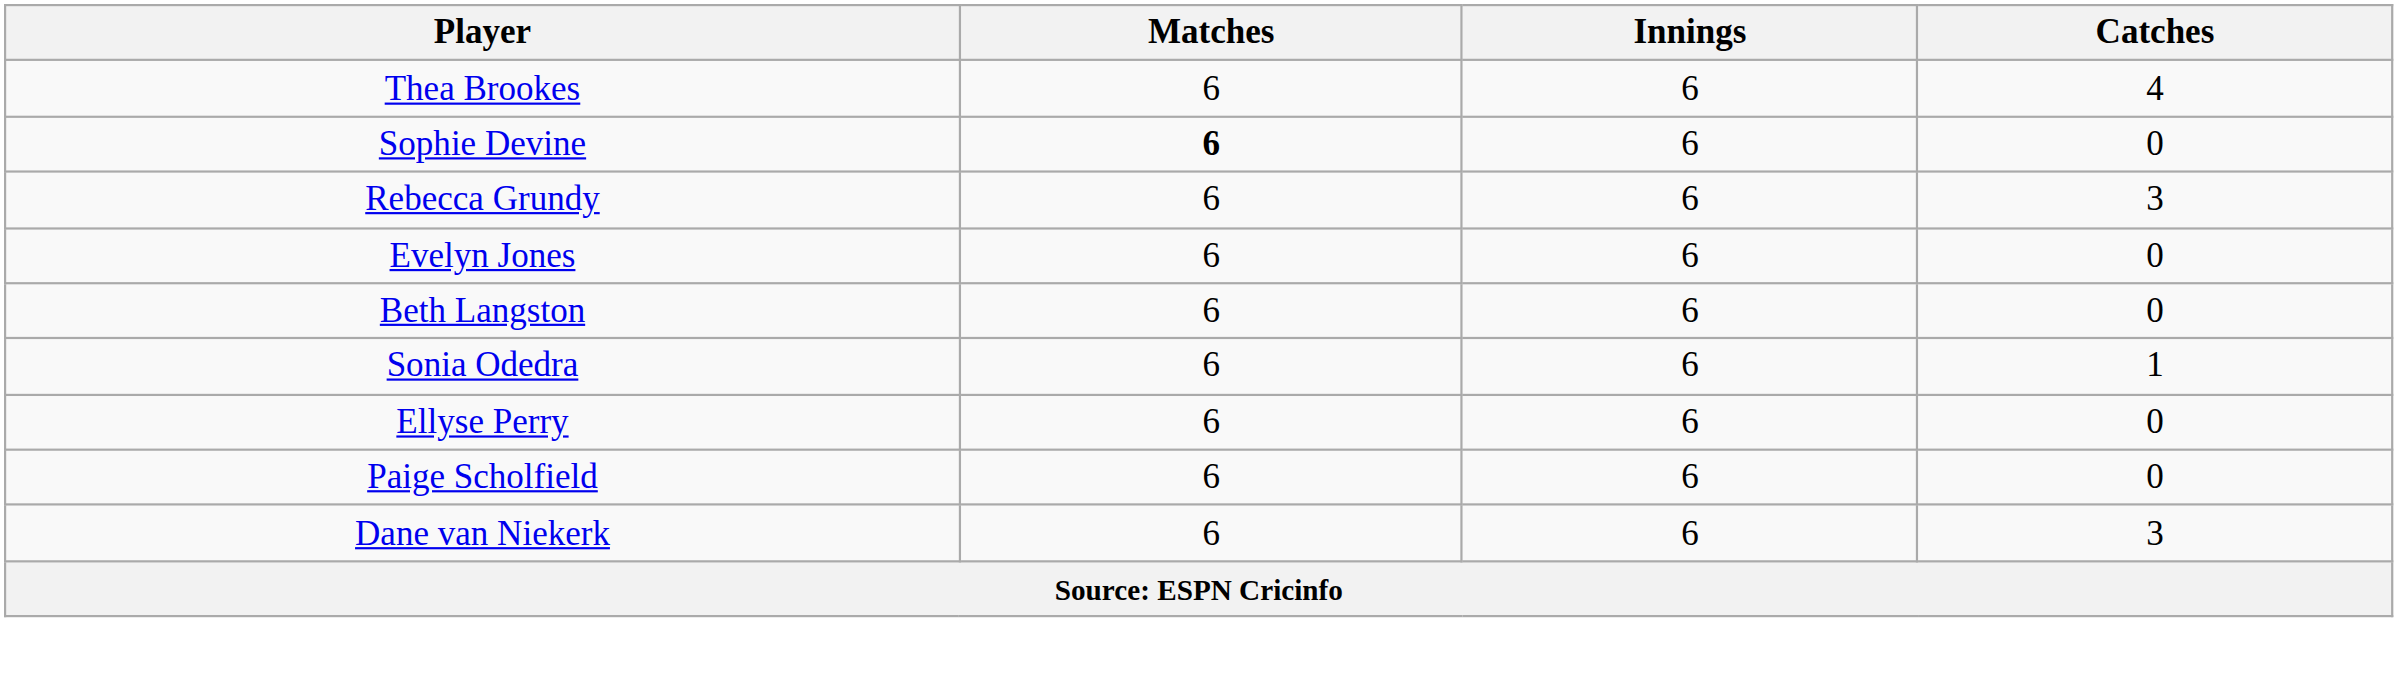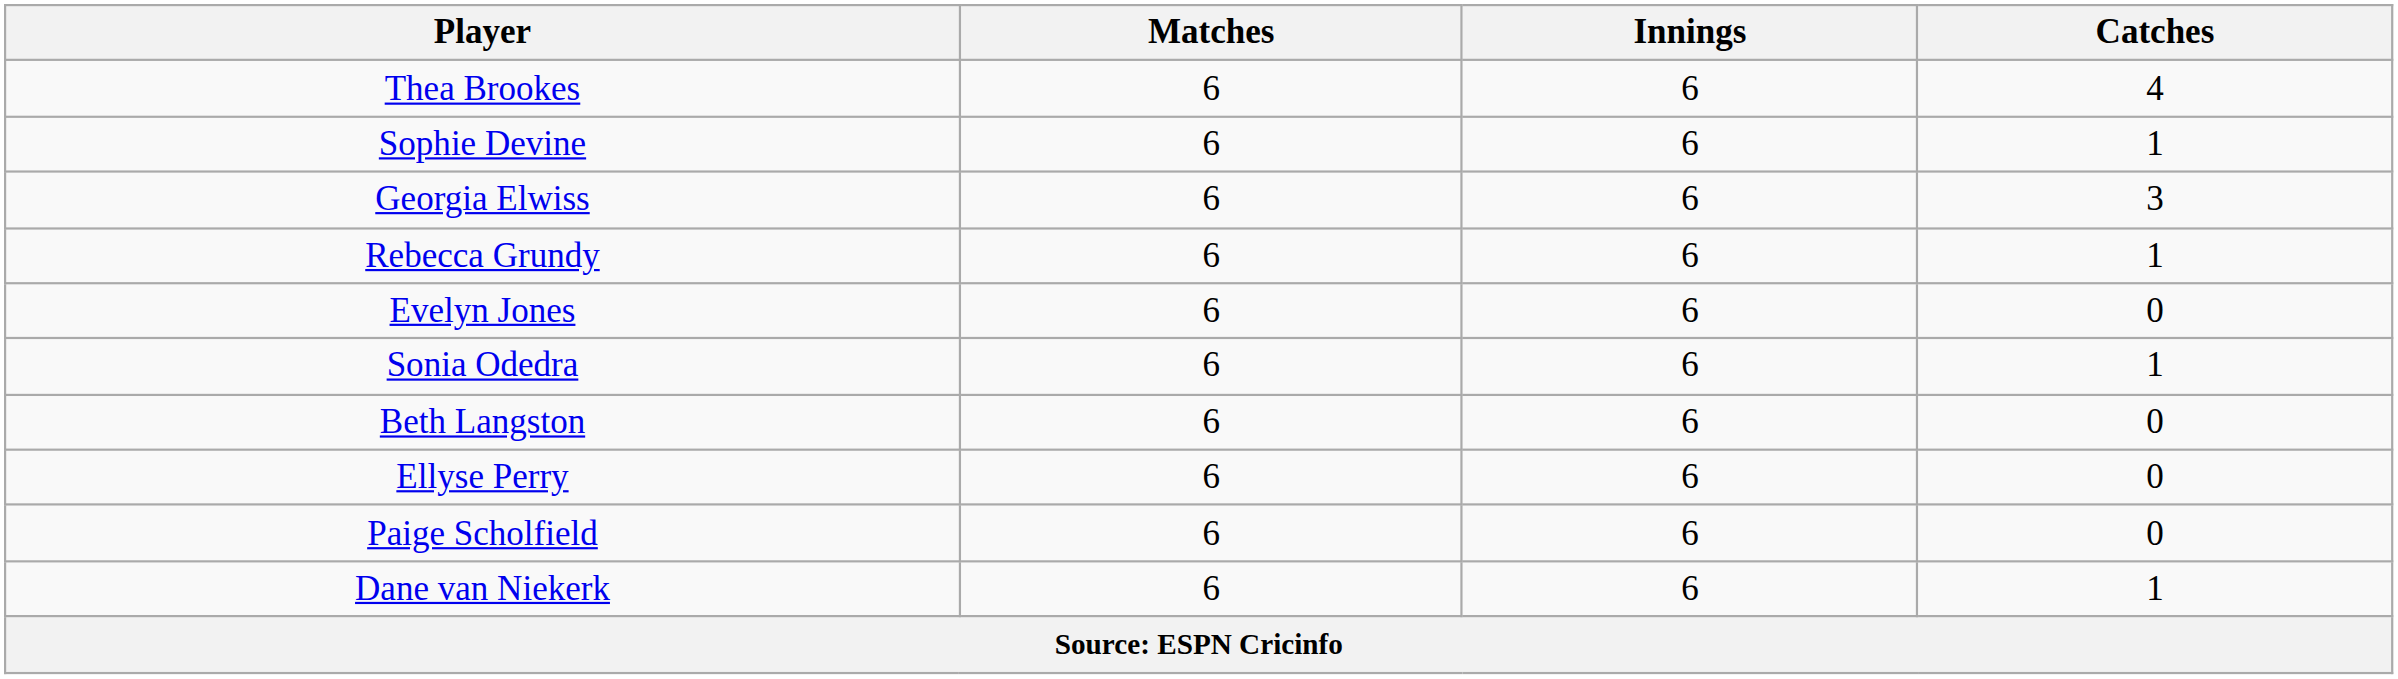(1211, 143) bold -> (1211, 143) normal
(2155, 143) 0 -> (2155, 143) 1
+ row: (482, 198)
(2155, 198) 3 -> (2155, 254) 1
rows swapped: (482, 310) <-> (482, 365)
(2155, 532) 3 -> (2155, 587) 1
